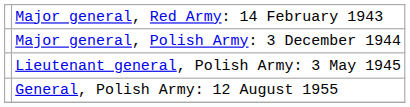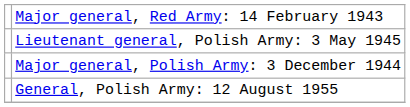rows swapped: (208, 41) <-> (208, 65)
